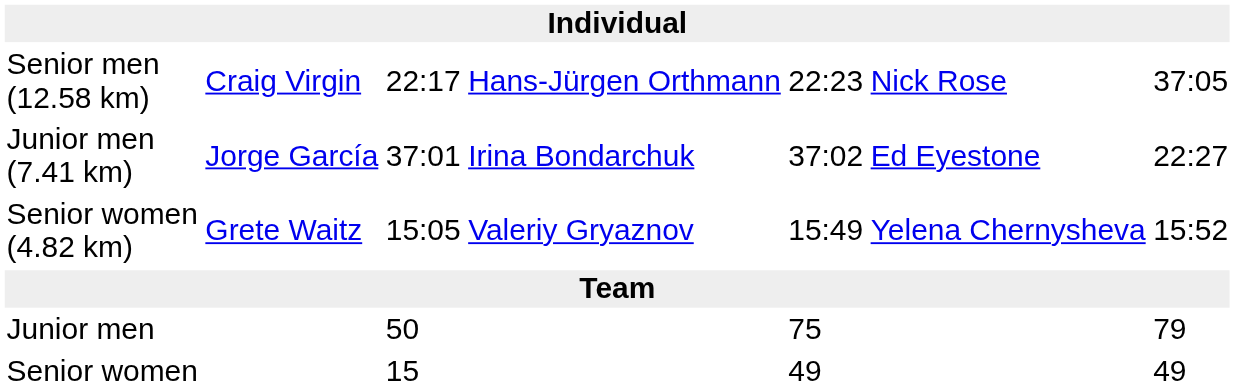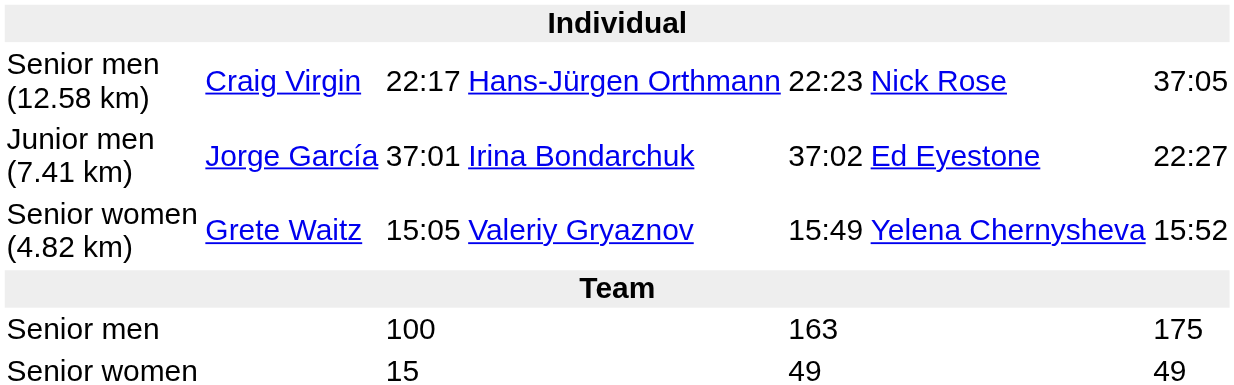+ row: (83, 329)
- row: (81, 329)
